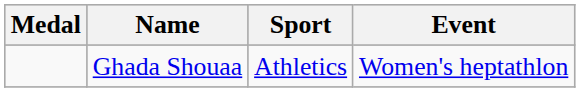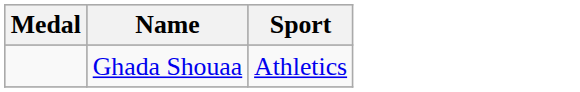- column: (464, 24)
